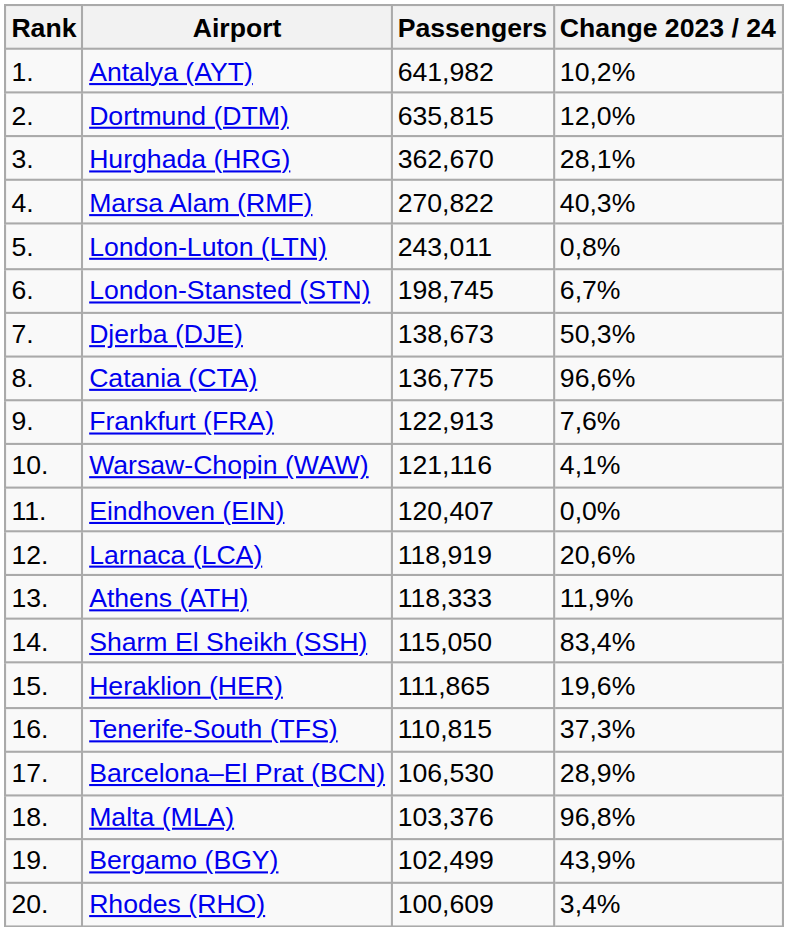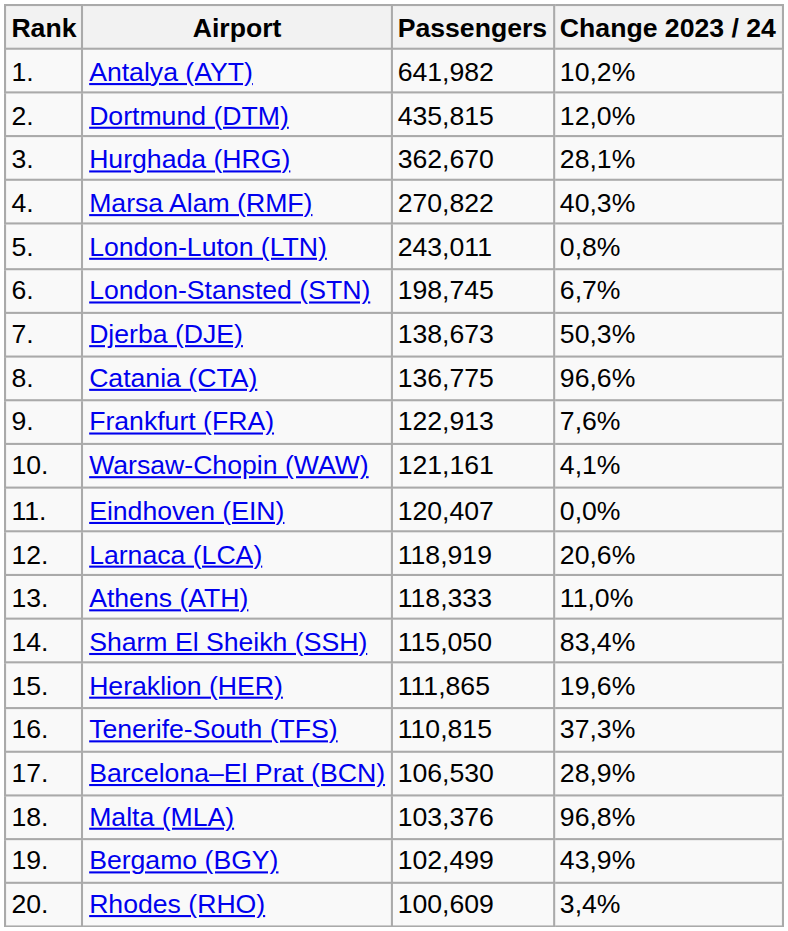(446, 115) 635,815 -> (446, 115) 435,815
(445, 466) 121,116 -> (446, 466) 121,161
(597, 597) 11,9% -> (597, 597) 11,0%
